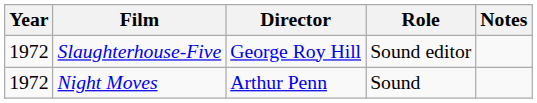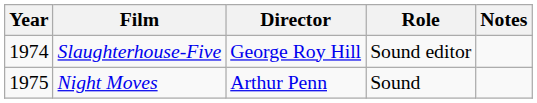(29, 51) 1972 -> (29, 51) 1974
(29, 82) 1972 -> (29, 82) 1975
